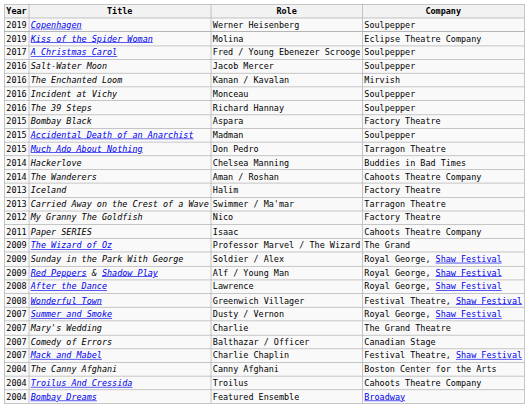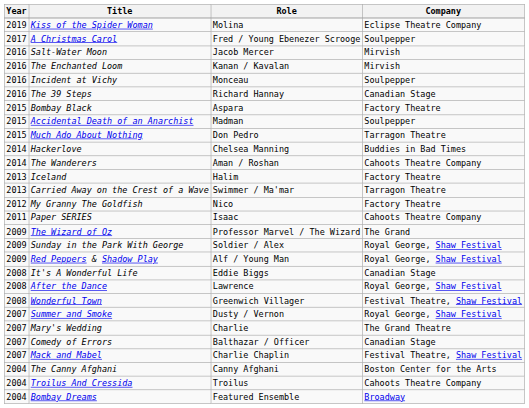- row: (56, 25)
(390, 66) Soulpepper -> (382, 53) Mirvish
(390, 108) Soulpepper -> (400, 94) Canadian Stage
+ row: (84, 273)
